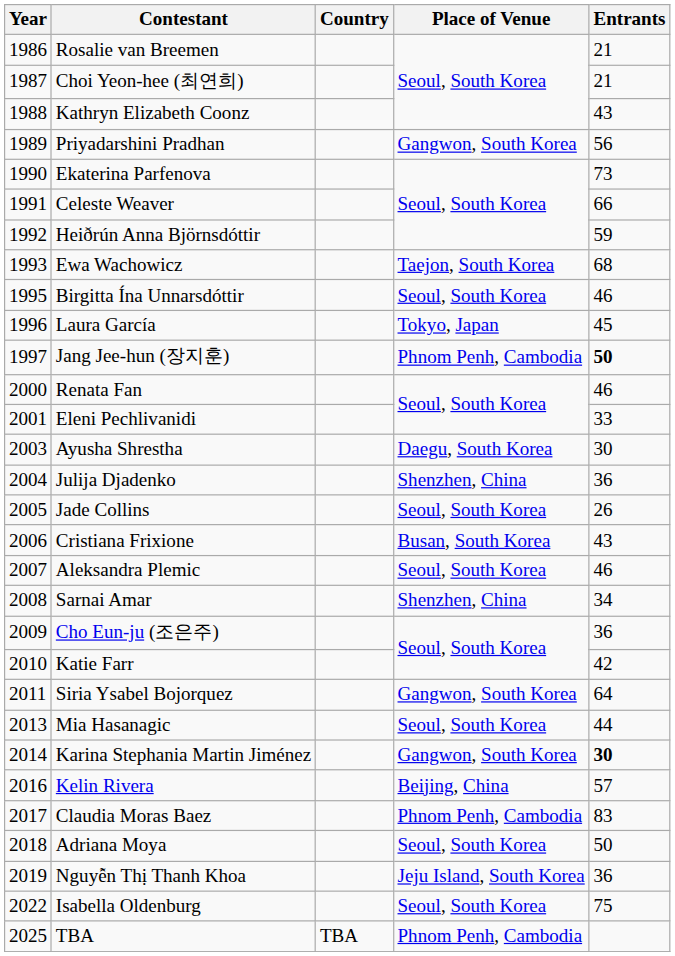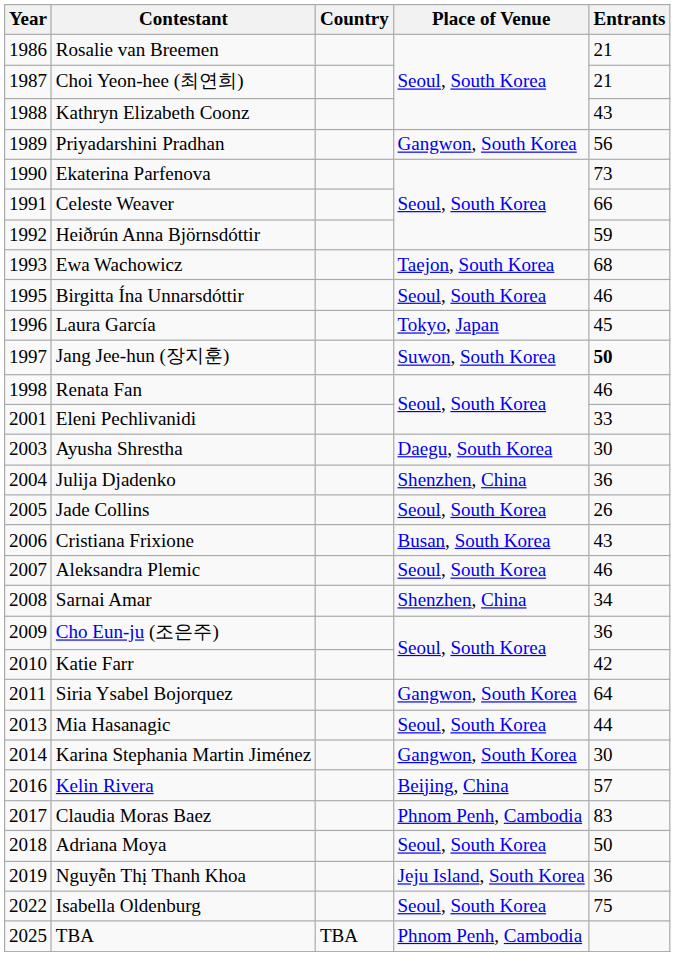(490, 357) Phnom Penh, Cambodia -> (477, 357) Suwon, South Korea
(28, 389) 2000 -> (28, 389) 1998
(603, 755) bold -> (603, 755) normal
